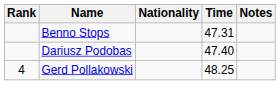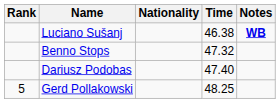+ row: (82, 32)
(219, 32) 47.31 -> (219, 51) 47.32
(22, 70) 4 -> (22, 88) 5
